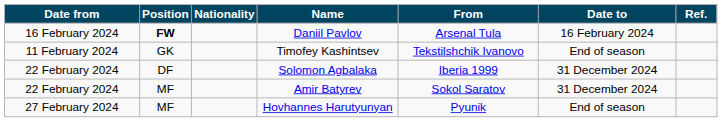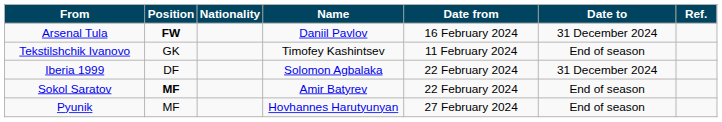columns swapped: (72, 14) <-> (468, 14)
(607, 33) 16 February 2024 -> (607, 33) 31 December 2024
(165, 89) normal -> (171, 89) bold
(607, 89) 31 December 2024 -> (607, 89) End of season
